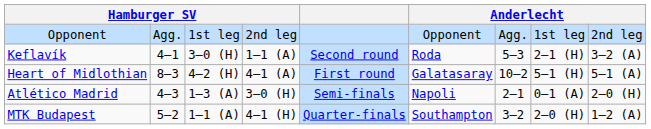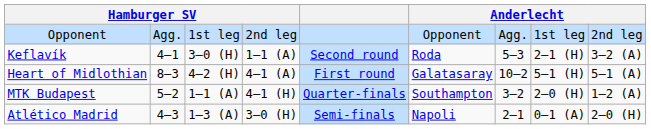rows swapped: (52, 114) <-> (63, 94)
